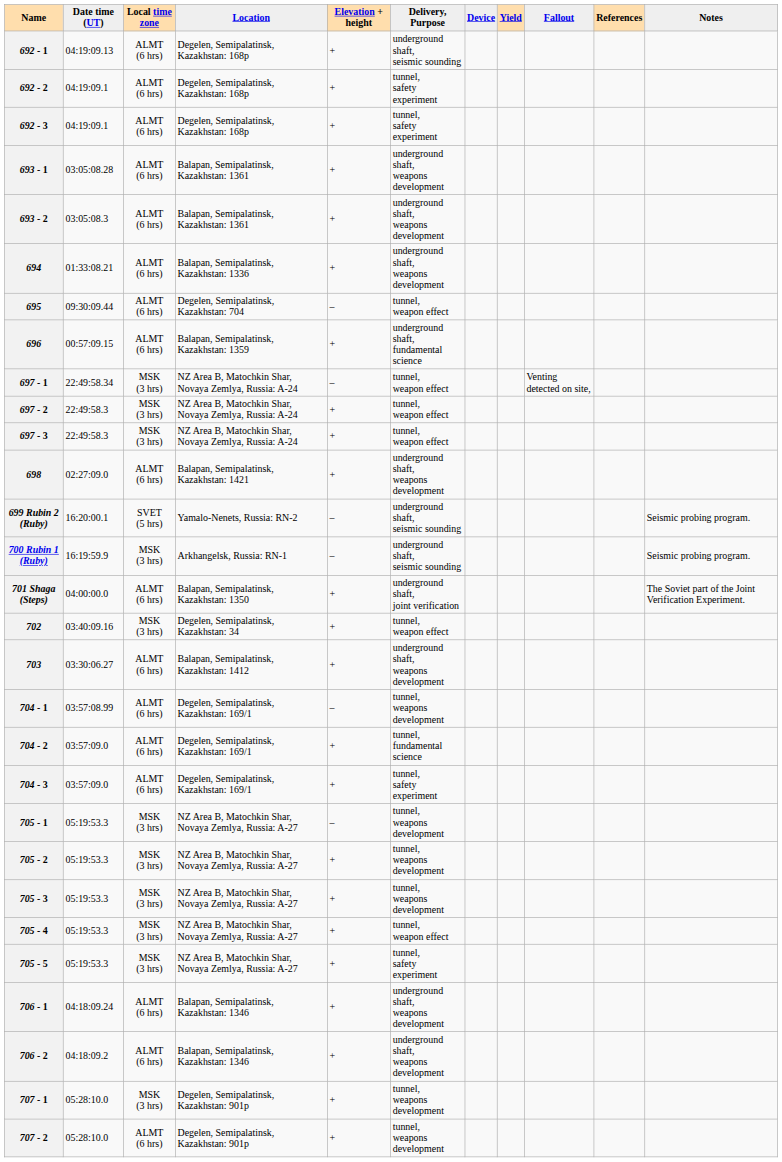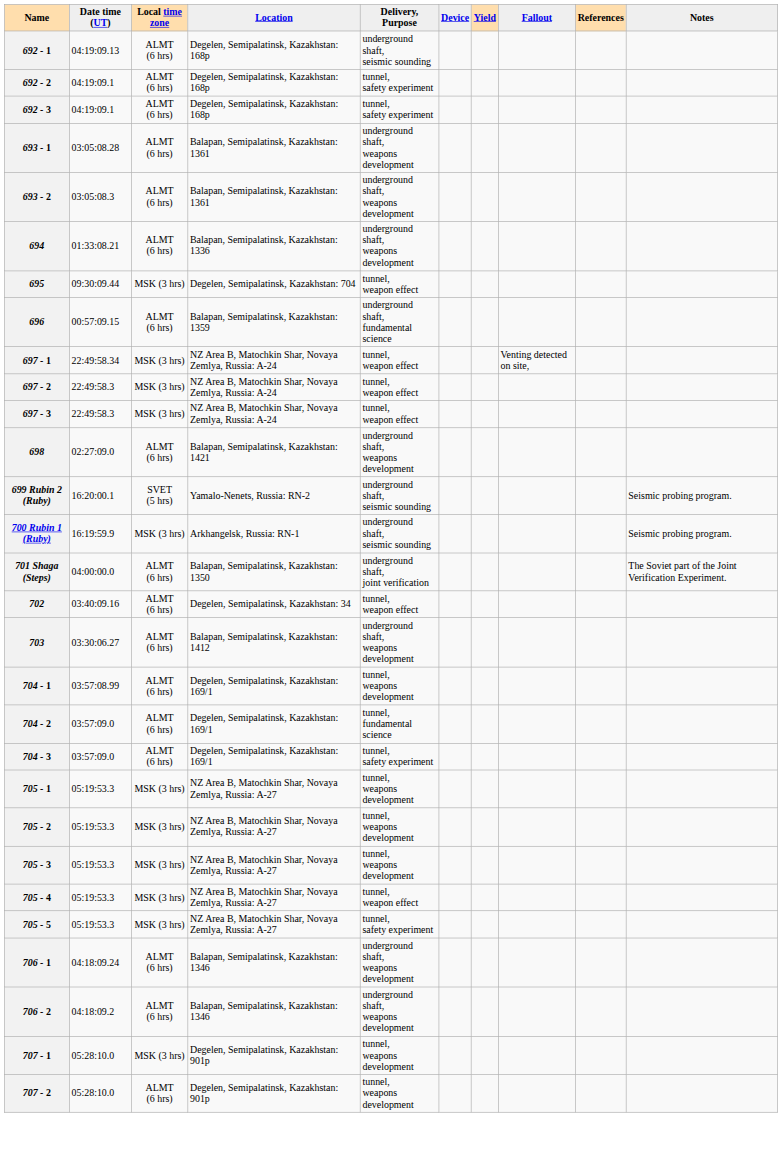- column: (359, 17)
(149, 306) ALMT (6 hrs) -> (160, 284) MSK (3 hrs)
(149, 626) MSK (3 hrs) -> (160, 604) ALMT (6 hrs)
